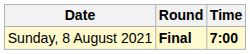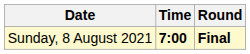columns swapped: (226, 15) <-> (181, 15)
